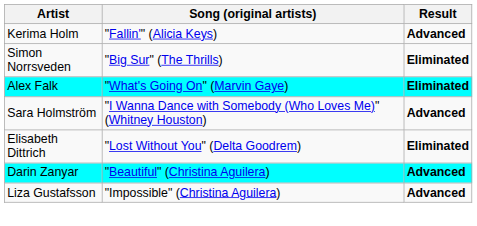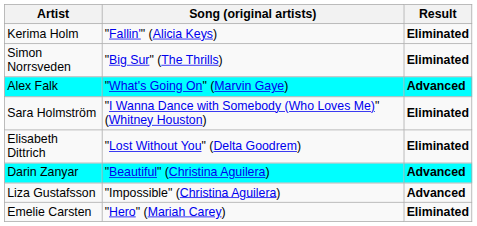(436, 33) Advanced -> (438, 33) Eliminated
(438, 86) Eliminated -> (436, 86) Advanced
(436, 113) Advanced -> (438, 113) Eliminated
+ row: (49, 212)
